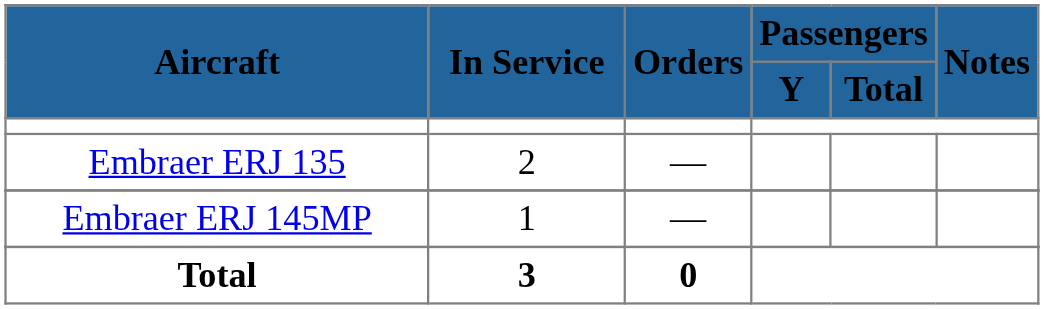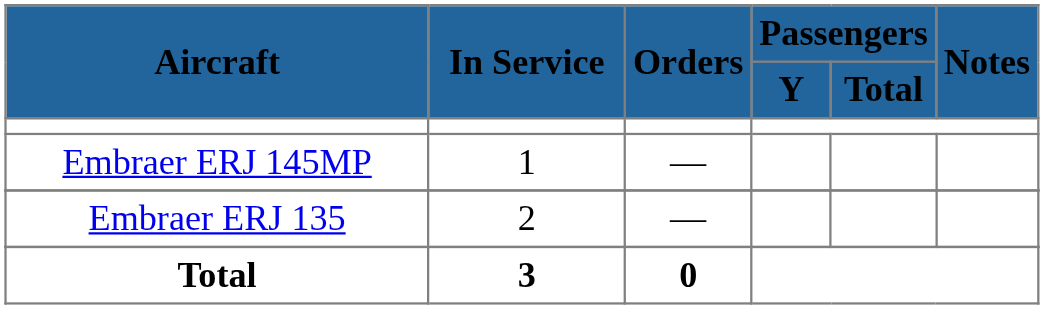rows swapped: (217, 161) <-> (217, 218)
